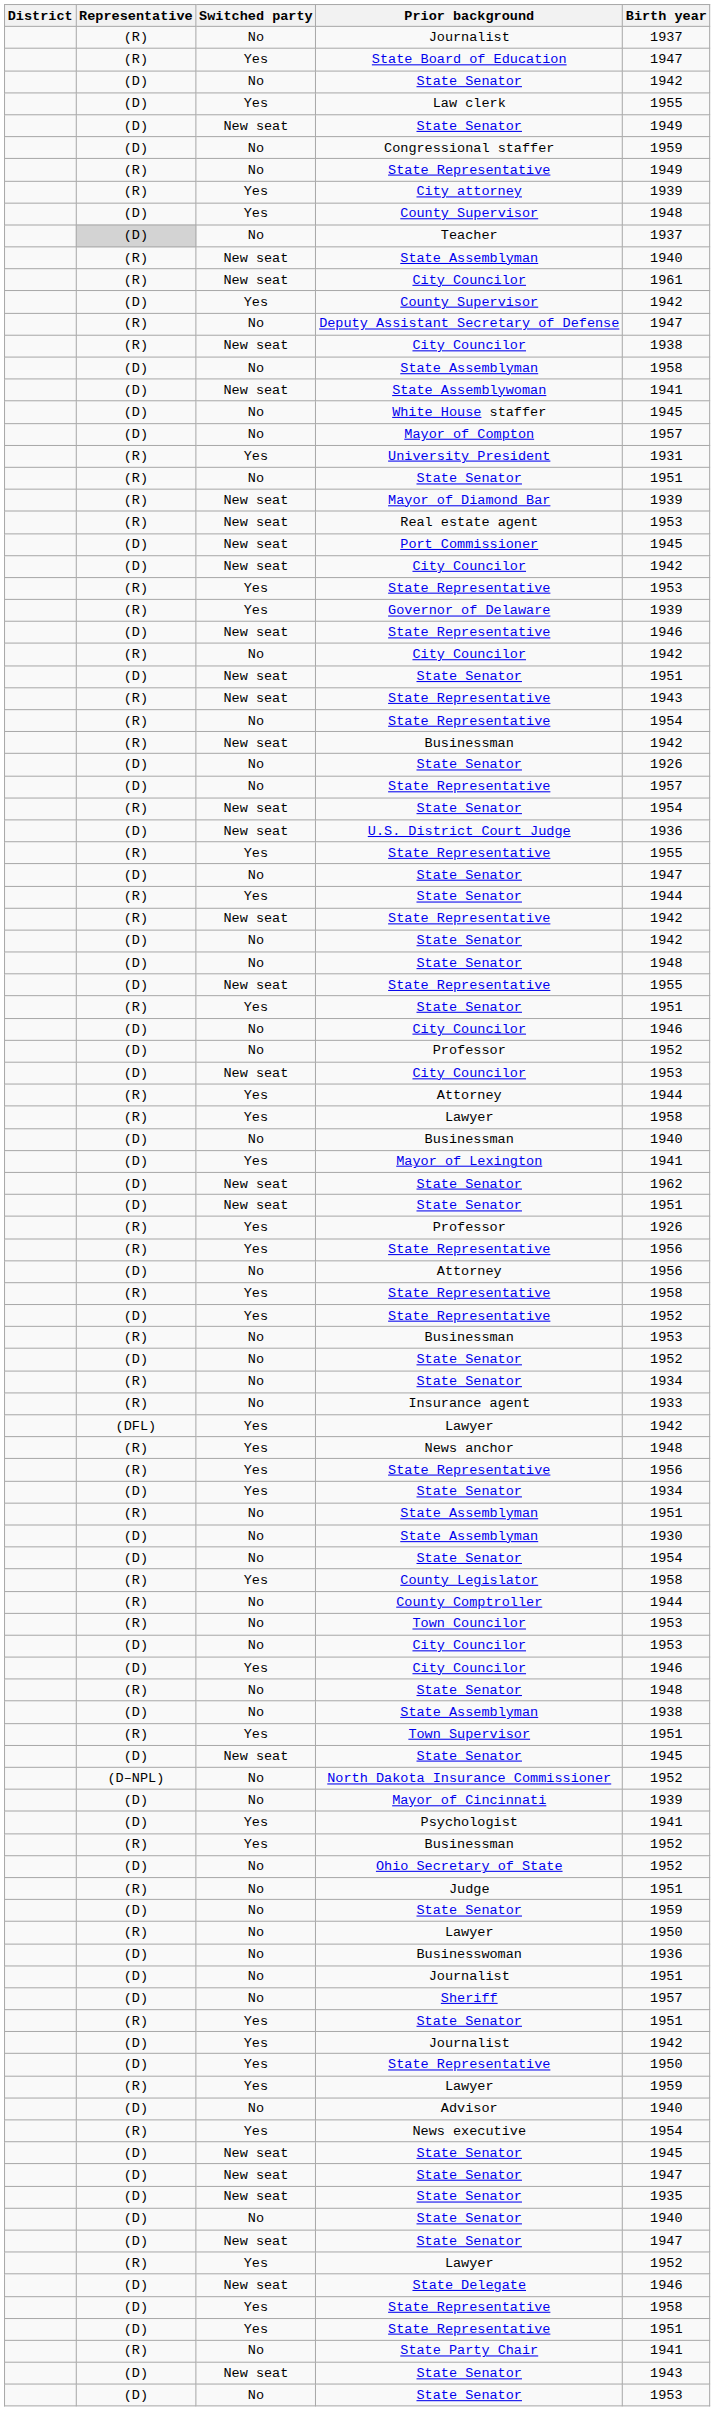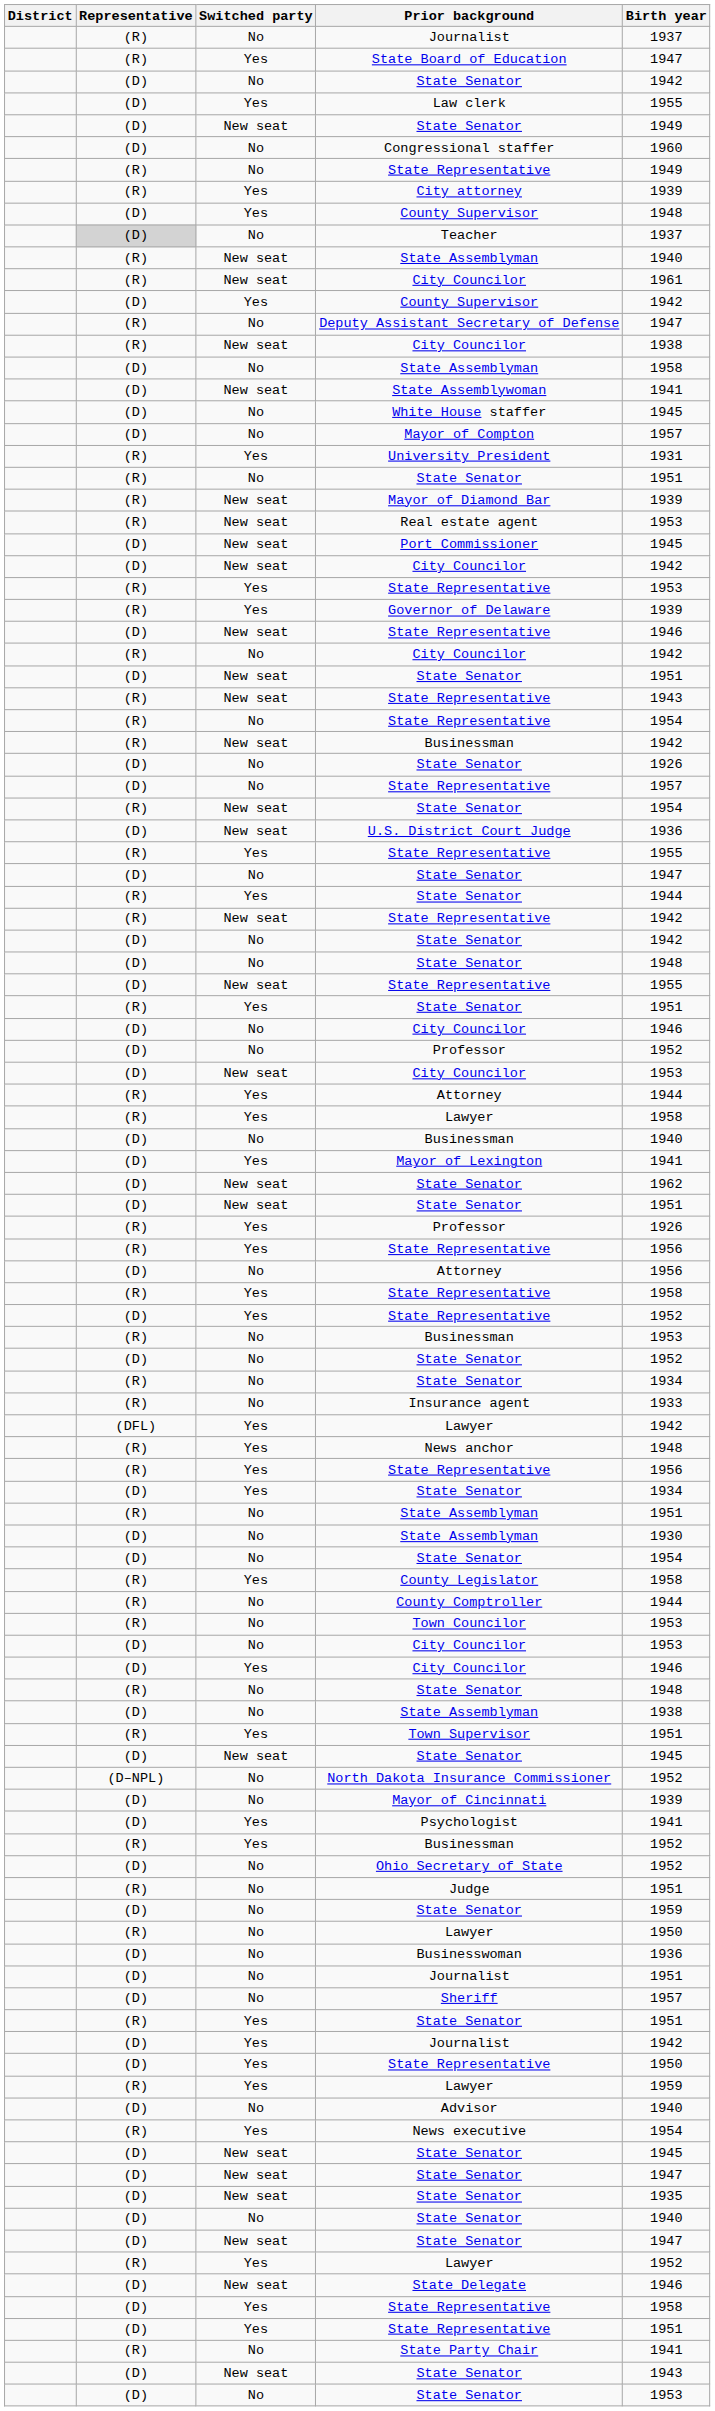(666, 148) 1959 -> (666, 148) 1960
